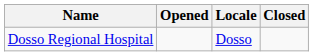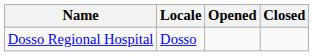columns swapped: (236, 16) <-> (184, 16)
